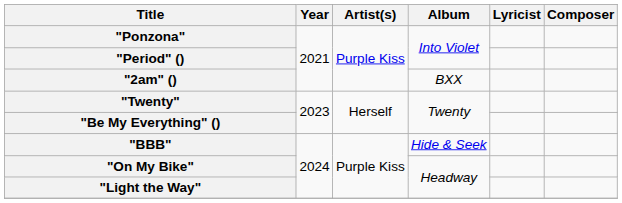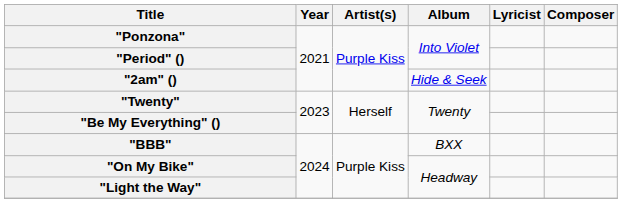(449, 79) BXX -> (449, 79) Hide & Seek
(449, 144) Hide & Seek -> (449, 144) BXX
